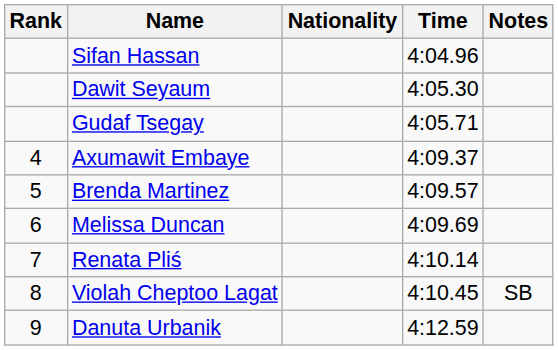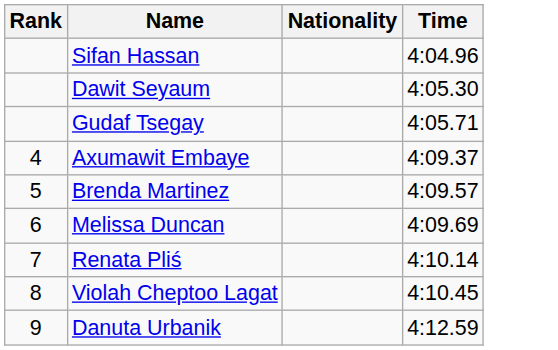- column: (518, 21)
